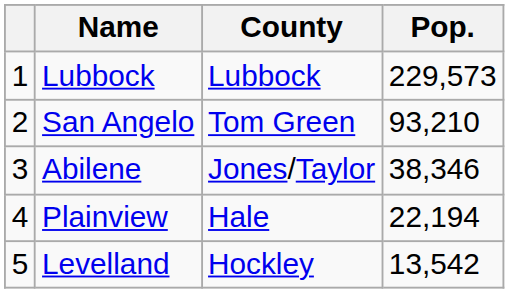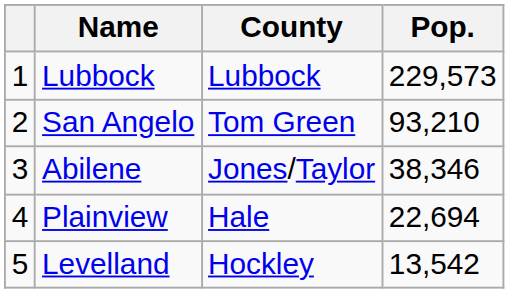(434, 216) 22,194 -> (434, 216) 22,694
